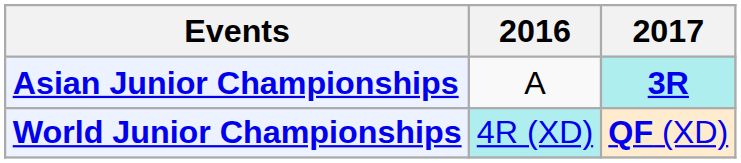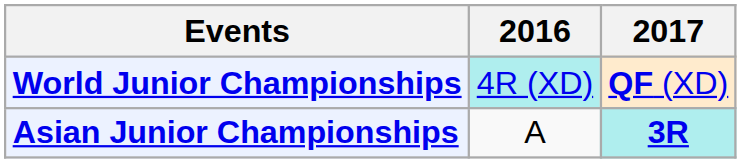rows swapped: (236, 82) <-> (237, 133)
